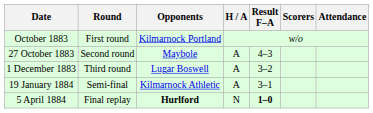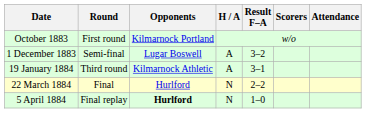- row: (41, 54)
(107, 69) Third round -> (104, 54) Semi-final
(107, 85) Semi-final -> (104, 69) Third round
+ row: (41, 85)
(265, 100) bold -> (258, 100) normal
